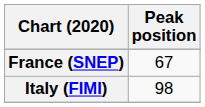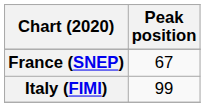(164, 89) 98 -> (164, 89) 99
